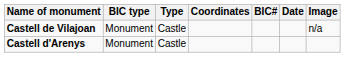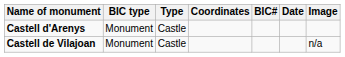rows swapped: (46, 44) <-> (51, 28)
